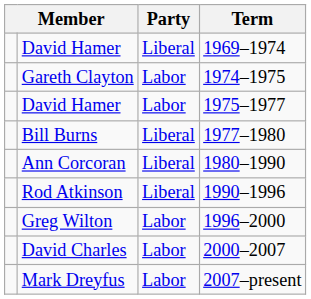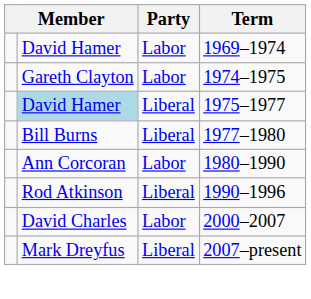(168, 47) Liberal -> (164, 47) Labor
(71, 105) no background -> (71, 105) lightblue background
(164, 105) Labor -> (168, 105) Liberal
(168, 163) Liberal -> (164, 163) Labor
- row: (244, 221)
(164, 279) Labor -> (168, 250) Liberal
